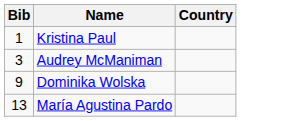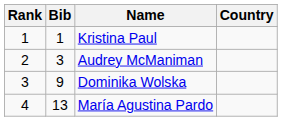+ column: (25, 15)
